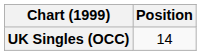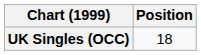(164, 38) 14 -> (164, 38) 18
